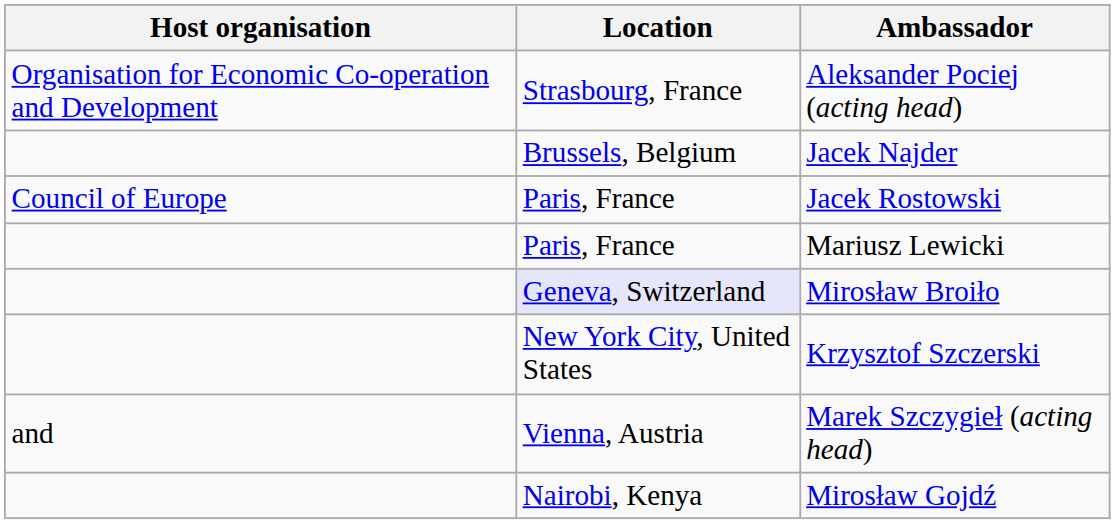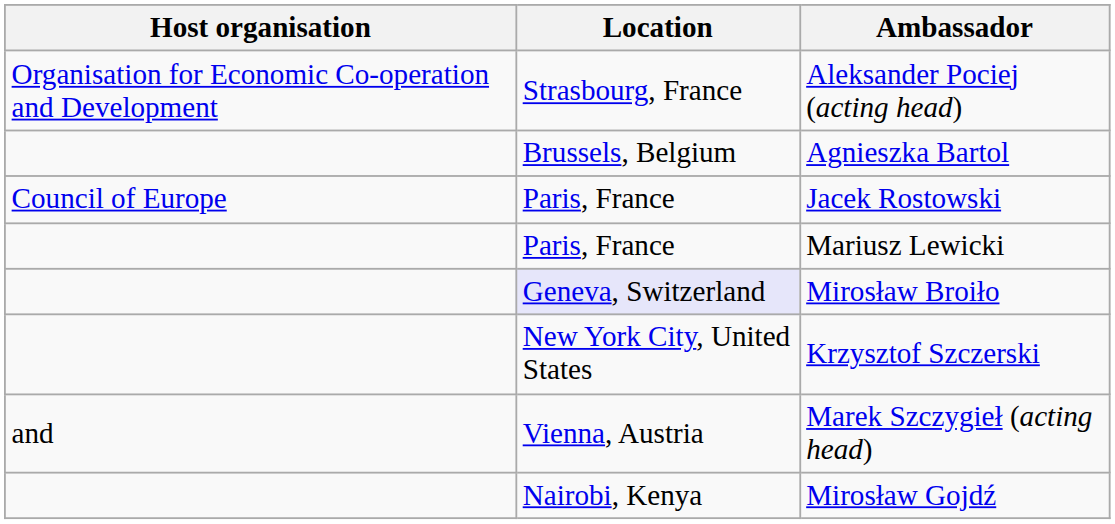+ row: (908, 152)
- row: (882, 152)
